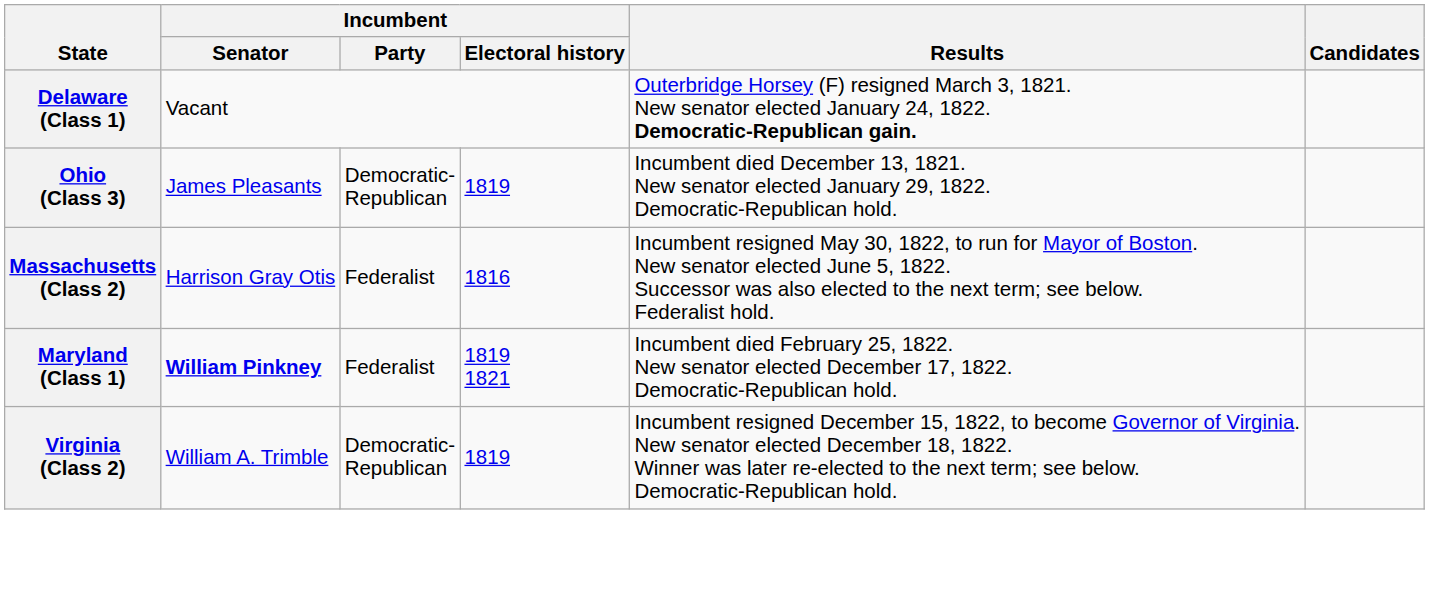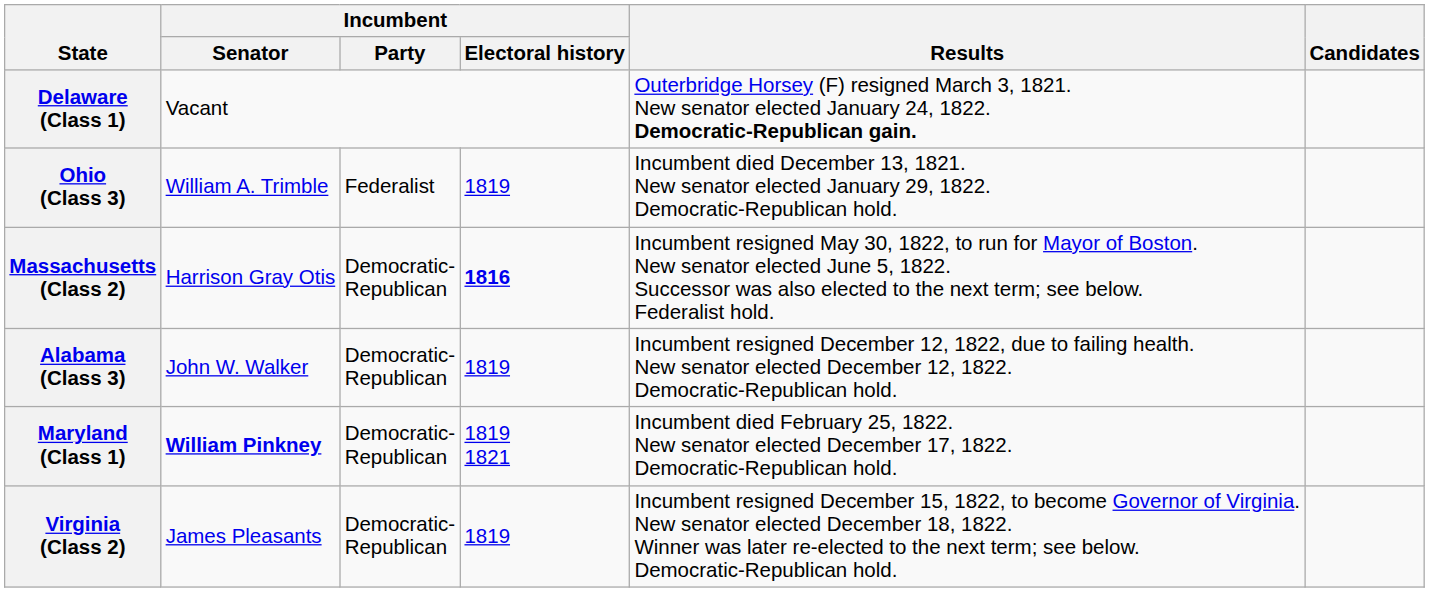(244, 187) James Pleasants -> (247, 187) William A. Trimble
(400, 187) Democratic- Republican -> (390, 187) Federalist
(390, 277) Federalist -> (400, 277) Democratic- Republican
(487, 277) normal -> (487, 277) bold
+ row: (83, 367)
(390, 367) Federalist -> (400, 446) Democratic- Republican
(247, 457) William A. Trimble -> (244, 536) James Pleasants
